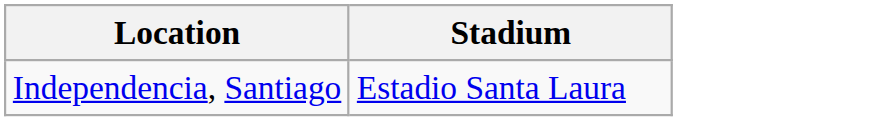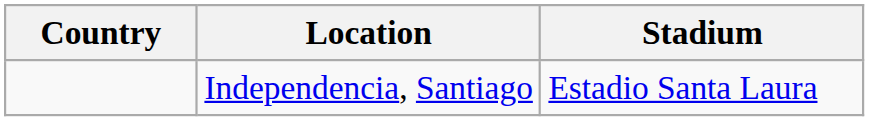+ column: (101, 32)
